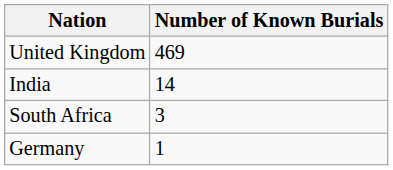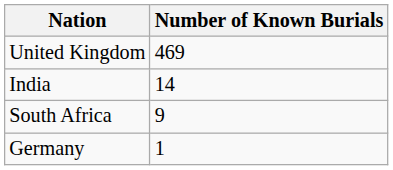(160, 116) 3 -> (160, 116) 9
